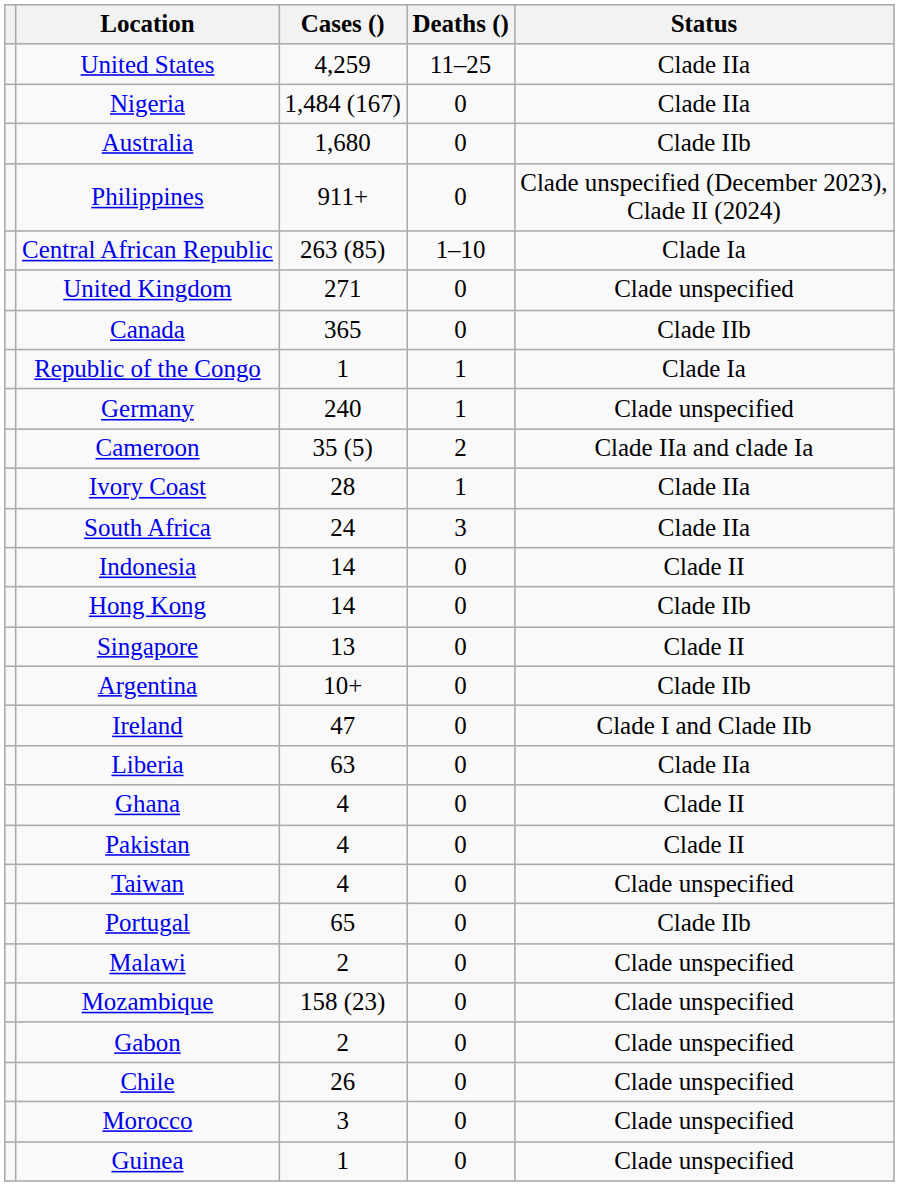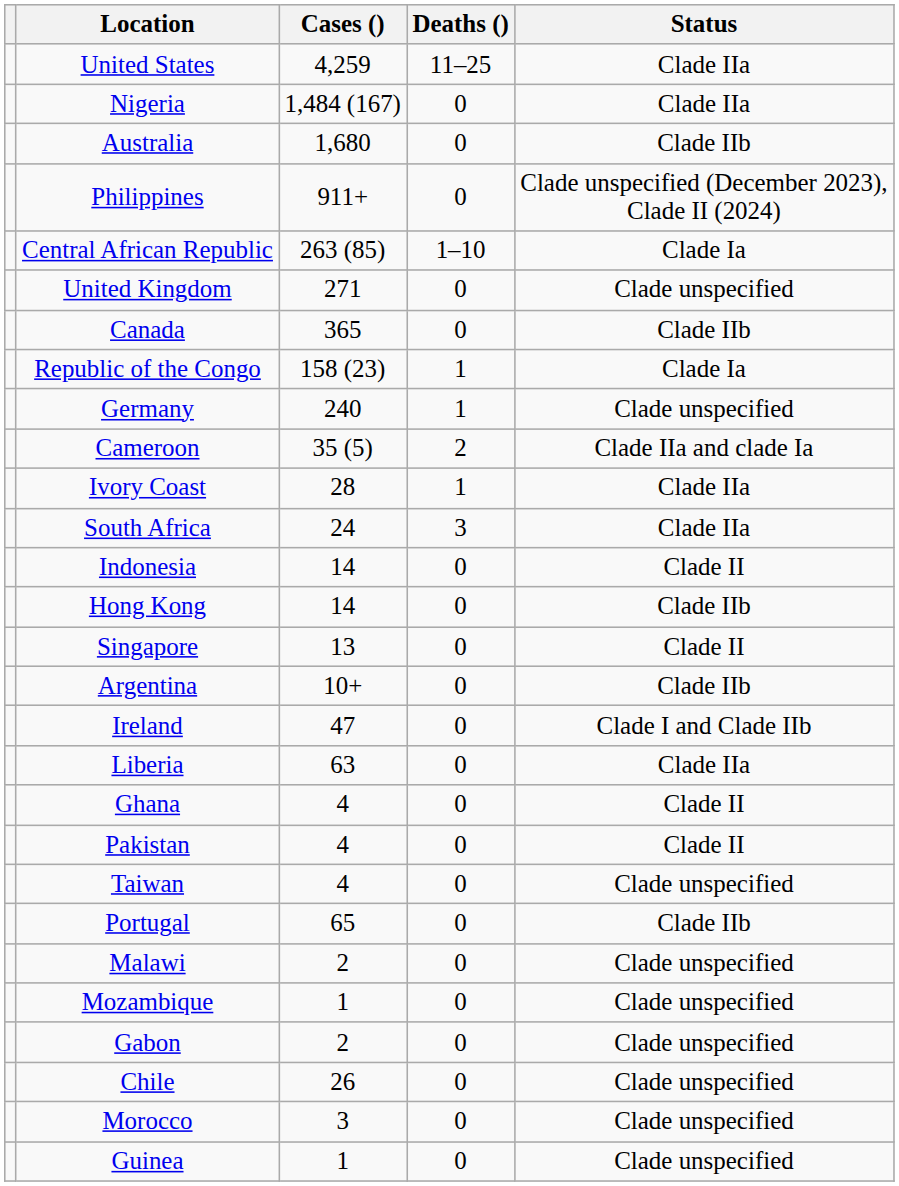(343, 369) 1 -> (343, 369) 158 (23)
(343, 1002) 158 (23) -> (343, 1002) 1
